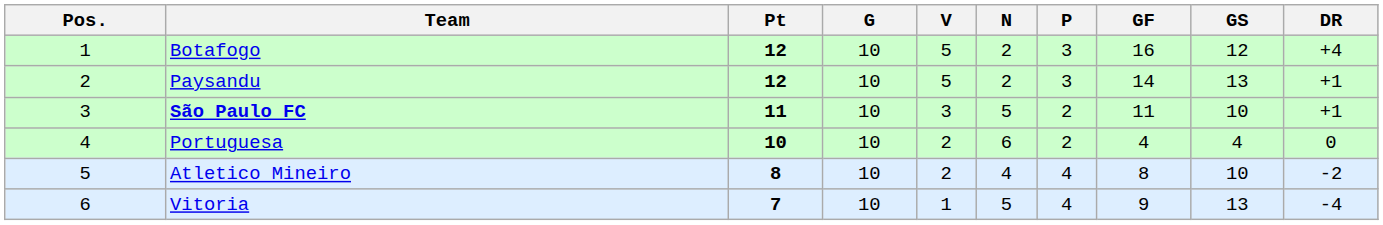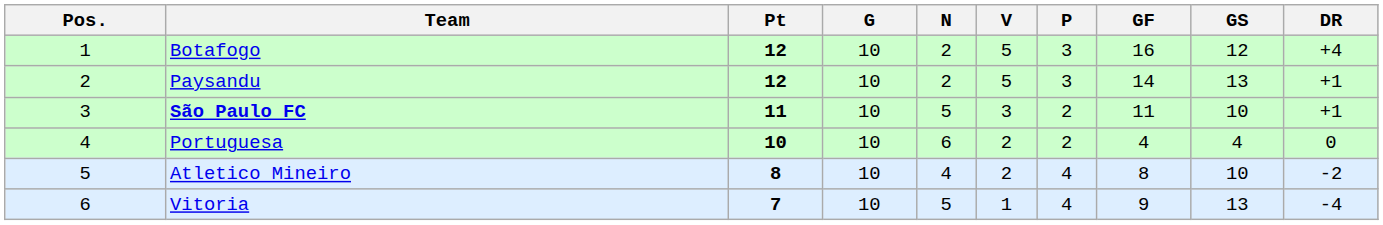columns swapped: (946, 20) <-> (1006, 20)
